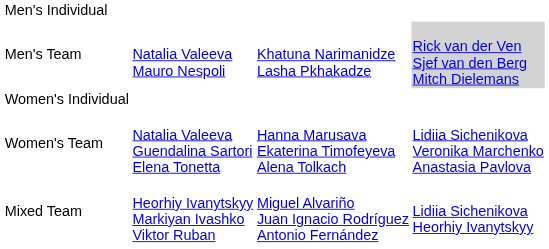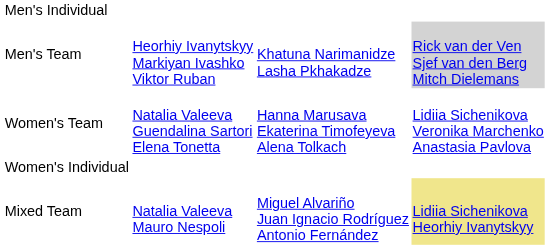(182, 63) Natalia Valeeva Mauro Nespoli -> (193, 63) Heorhiy Ivanytskyy Markiyan Ivashko Viktor Ruban
rows swapped: (67, 99) <-> (54, 143)
(193, 219) Heorhiy Ivanytskyy Markiyan Ivashko Viktor Ruban -> (182, 219) Natalia Valeeva Mauro Nespoli
(473, 219) no background -> (473, 219) khaki background
